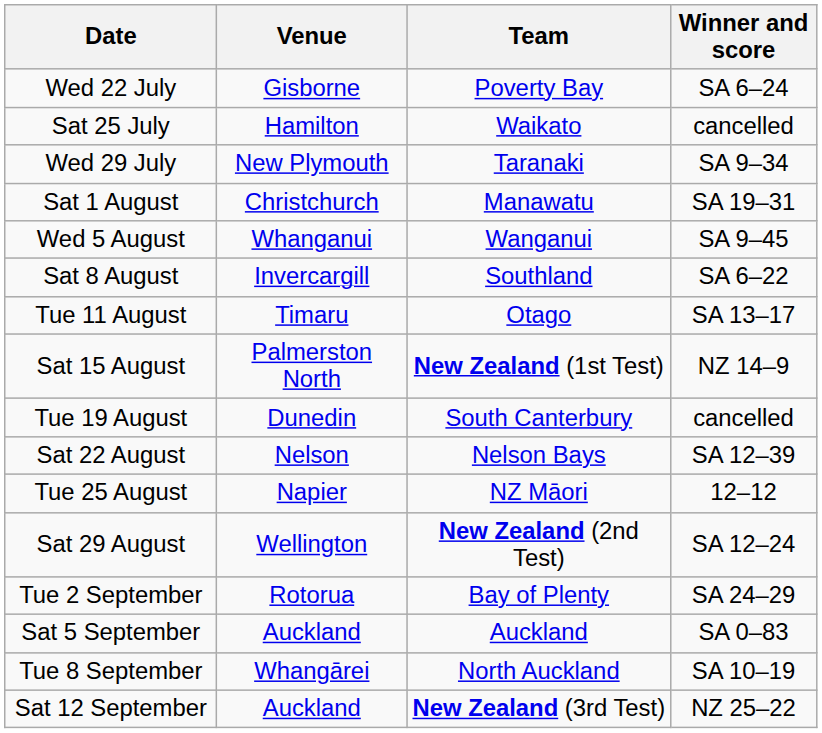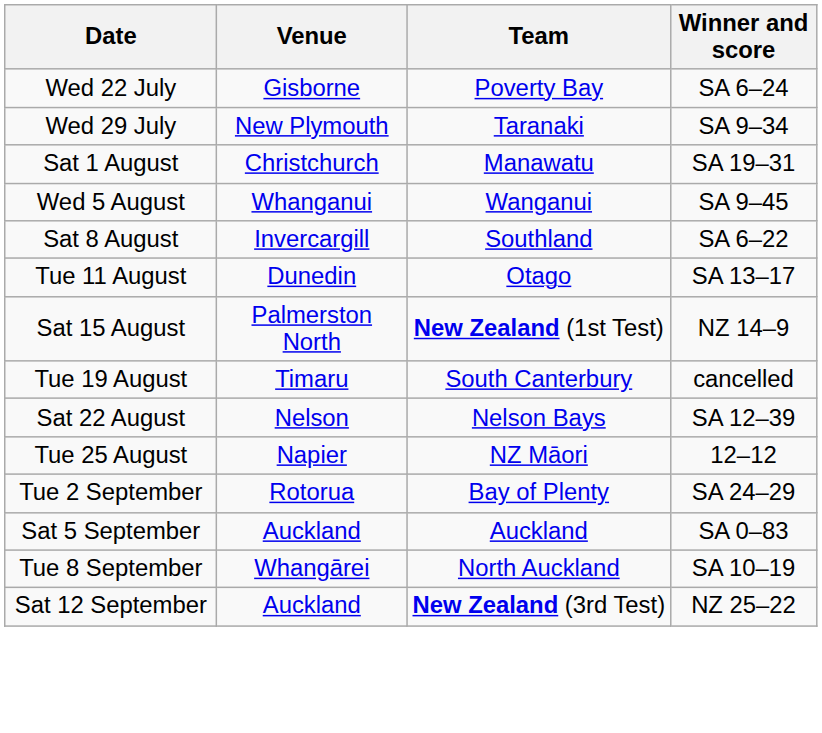- row: (111, 125)
(312, 314) Timaru -> (312, 277) Dunedin
(312, 417) Dunedin -> (312, 379) Timaru
- row: (111, 544)
